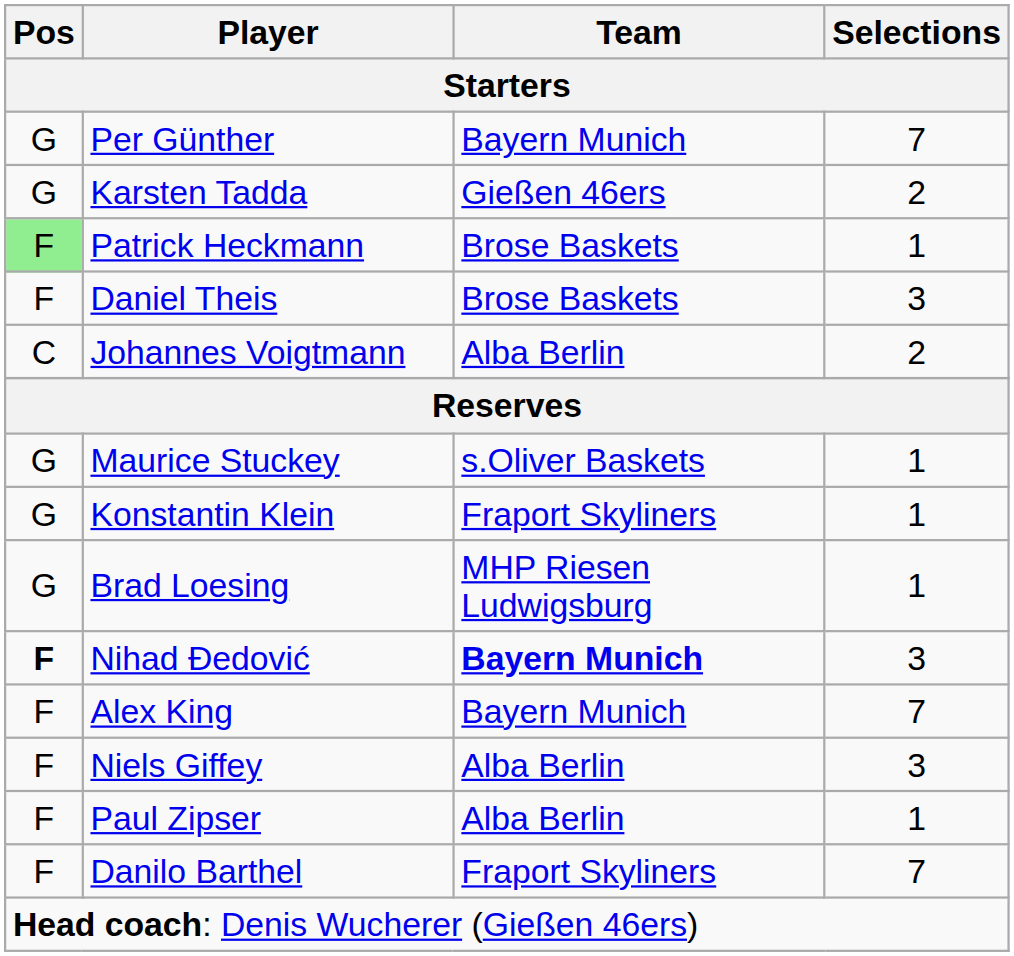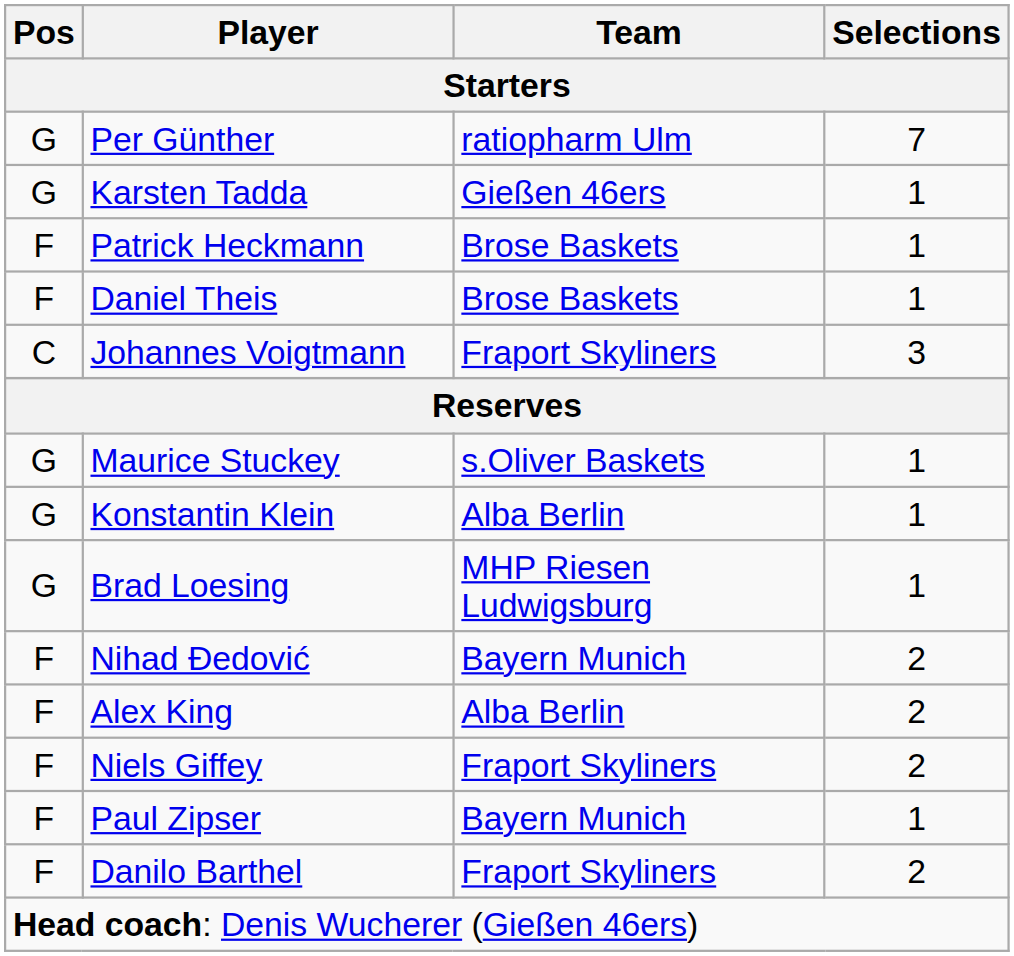(574, 139) Bayern Munich -> (577, 139) ratiopharm Ulm
(917, 192) 2 -> (917, 192) 1
(44, 246) lightgreen background -> (44, 246) no background
(917, 299) 3 -> (917, 299) 1
(543, 353) Alba Berlin -> (589, 353) Fraport Skyliners
(917, 353) 2 -> (917, 353) 3
(589, 513) Fraport Skyliners -> (543, 513) Alba Berlin
(44, 657) bold -> (44, 657) normal
(582, 657) bold -> (574, 657) normal
(917, 657) 3 -> (917, 657) 2
(574, 711) Bayern Munich -> (543, 711) Alba Berlin
(917, 711) 7 -> (917, 711) 2
(543, 764) Alba Berlin -> (589, 764) Fraport Skyliners
(917, 764) 3 -> (917, 764) 2
(543, 818) Alba Berlin -> (574, 818) Bayern Munich
(917, 871) 7 -> (917, 871) 2
